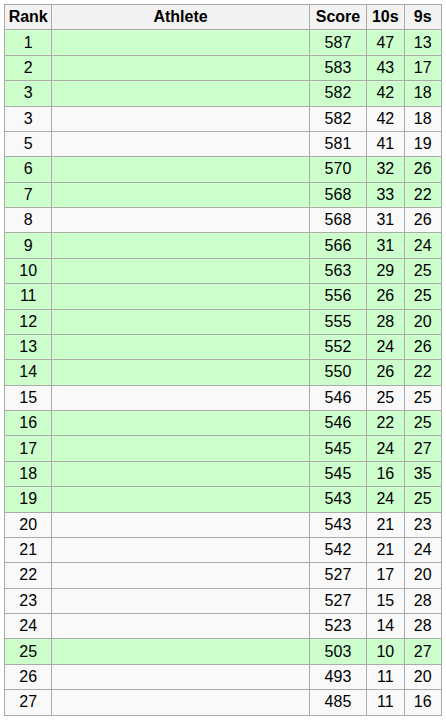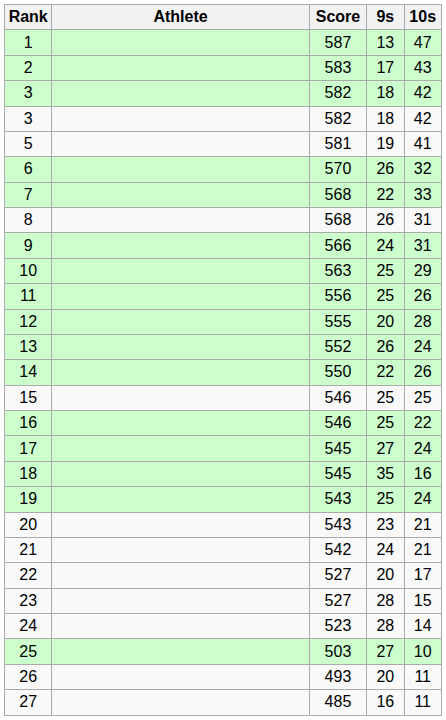columns swapped: (385, 17) <-> (423, 17)
